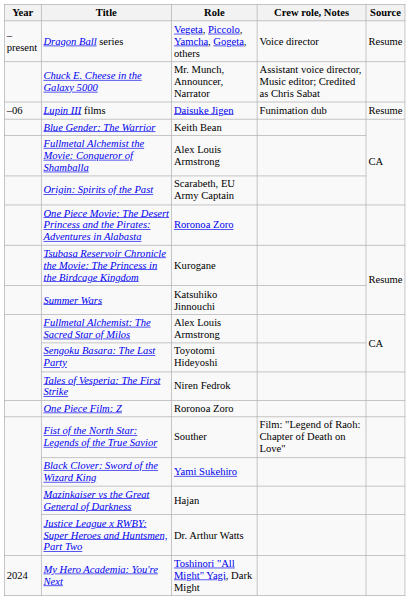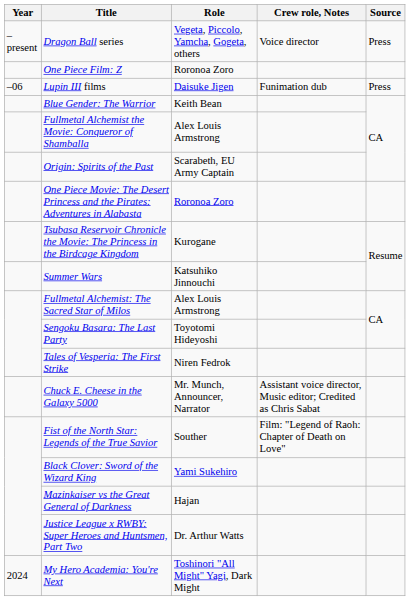(385, 41) Resume -> (380, 41) Press
rows swapped: (93, 82) <-> (83, 408)
(385, 110) Resume -> (380, 86) Press
